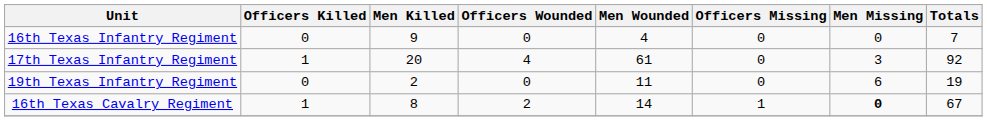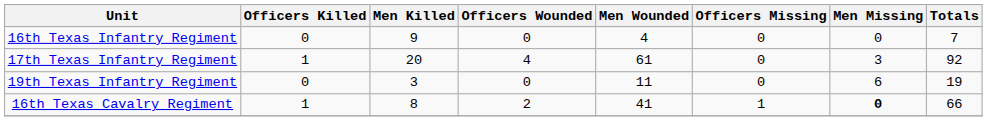(414, 82) 2 -> (414, 82) 3
(644, 105) 14 -> (644, 105) 41
(954, 105) 67 -> (954, 105) 66
